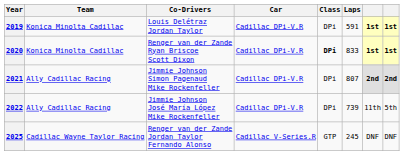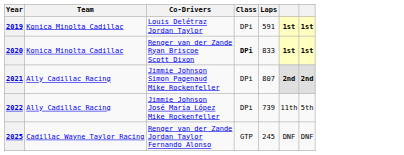- column: (276, 10)
